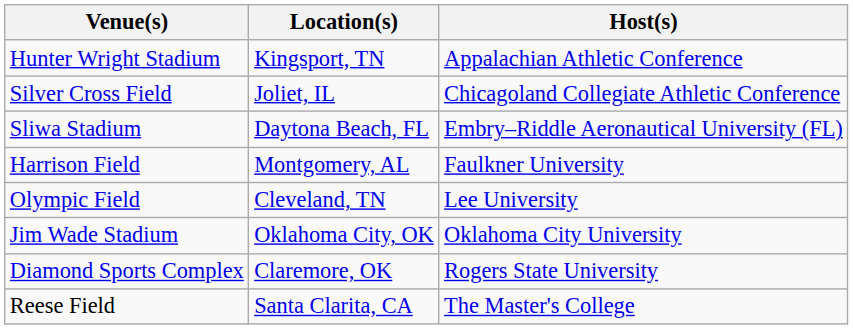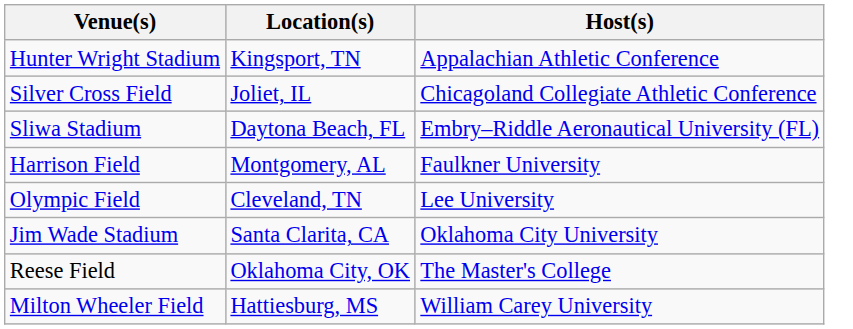(344, 235) Oklahoma City, OK -> (310, 235) Santa Clarita, CA
- row: (127, 270)
(333, 306) Santa Clarita, CA -> (320, 270) Oklahoma City, OK
+ row: (107, 306)
